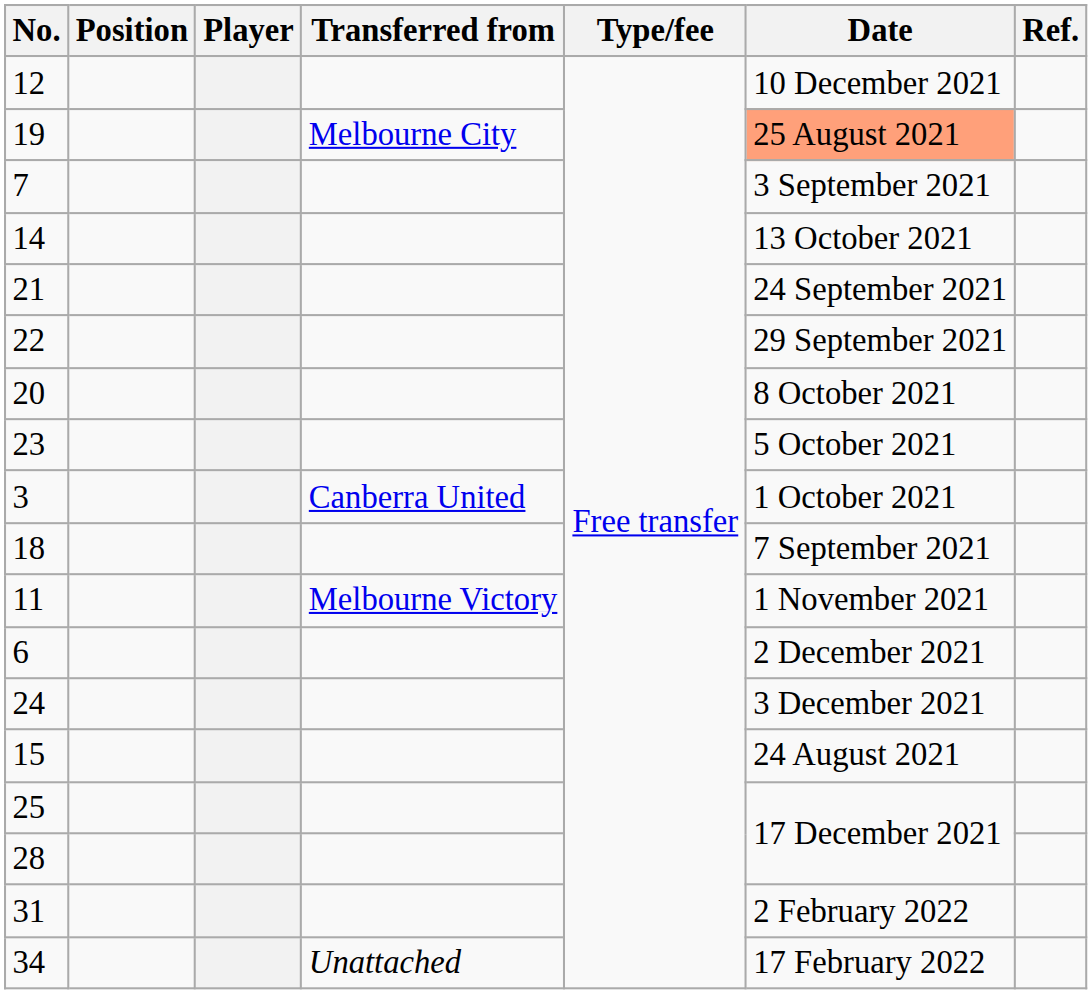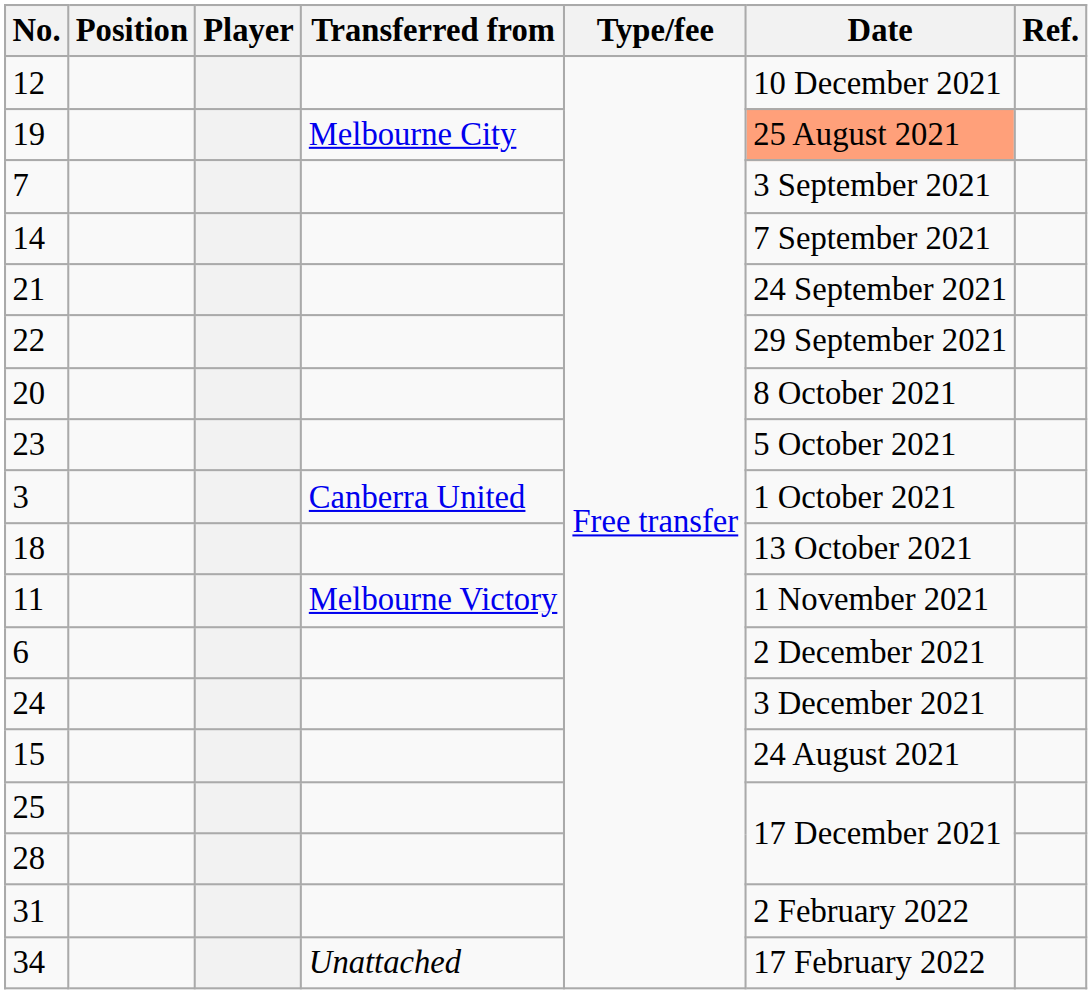(863, 237) 13 October 2021 -> (872, 237) 7 September 2021
(872, 548) 7 September 2021 -> (863, 548) 13 October 2021
